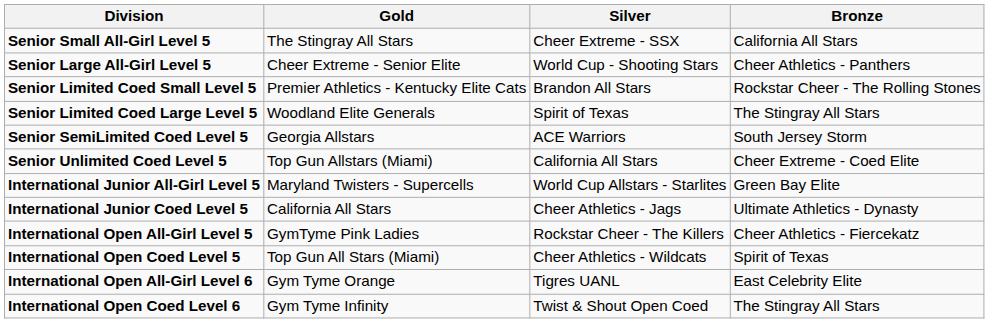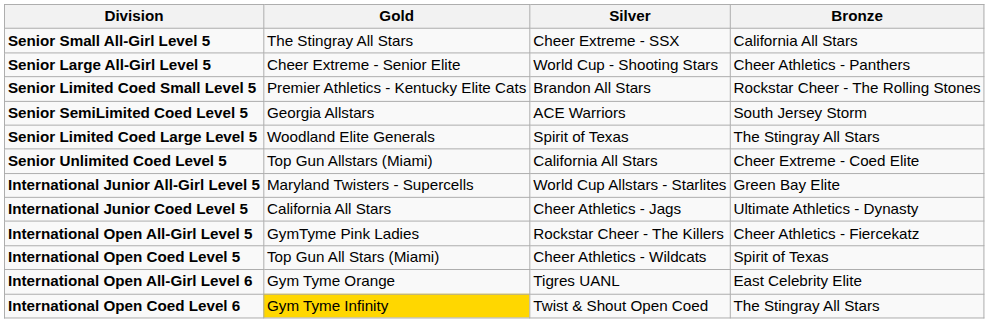rows swapped: (133, 112) <-> (128, 137)
(328, 305) no background -> (328, 305) gold background
